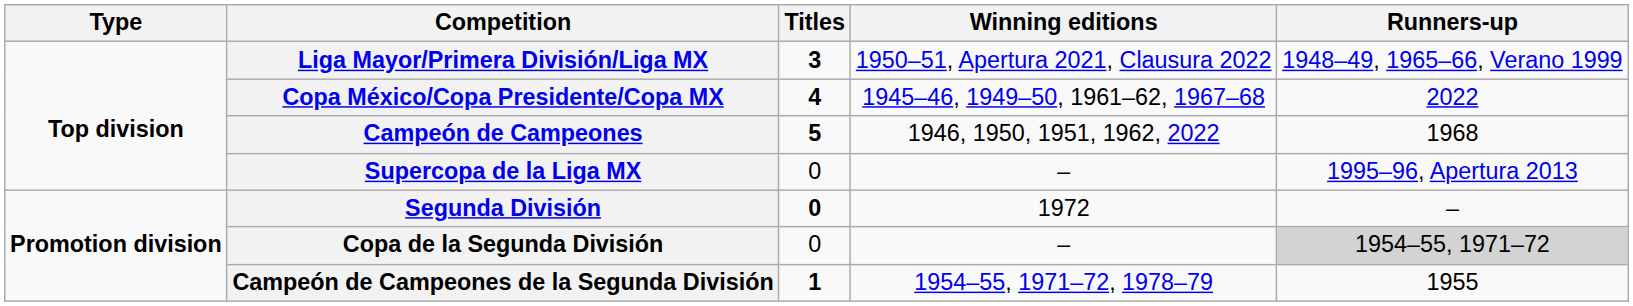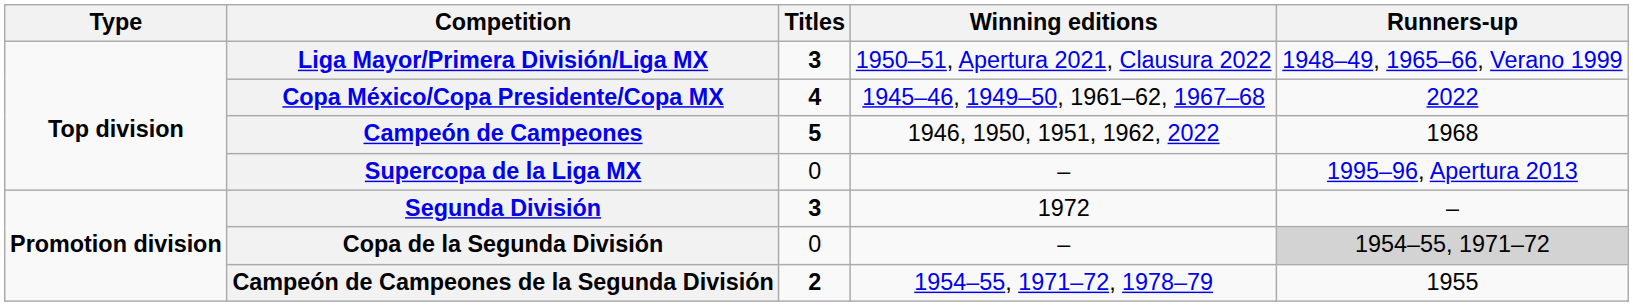(815, 208) 0 -> (815, 208) 3
(815, 282) 1 -> (815, 282) 2
